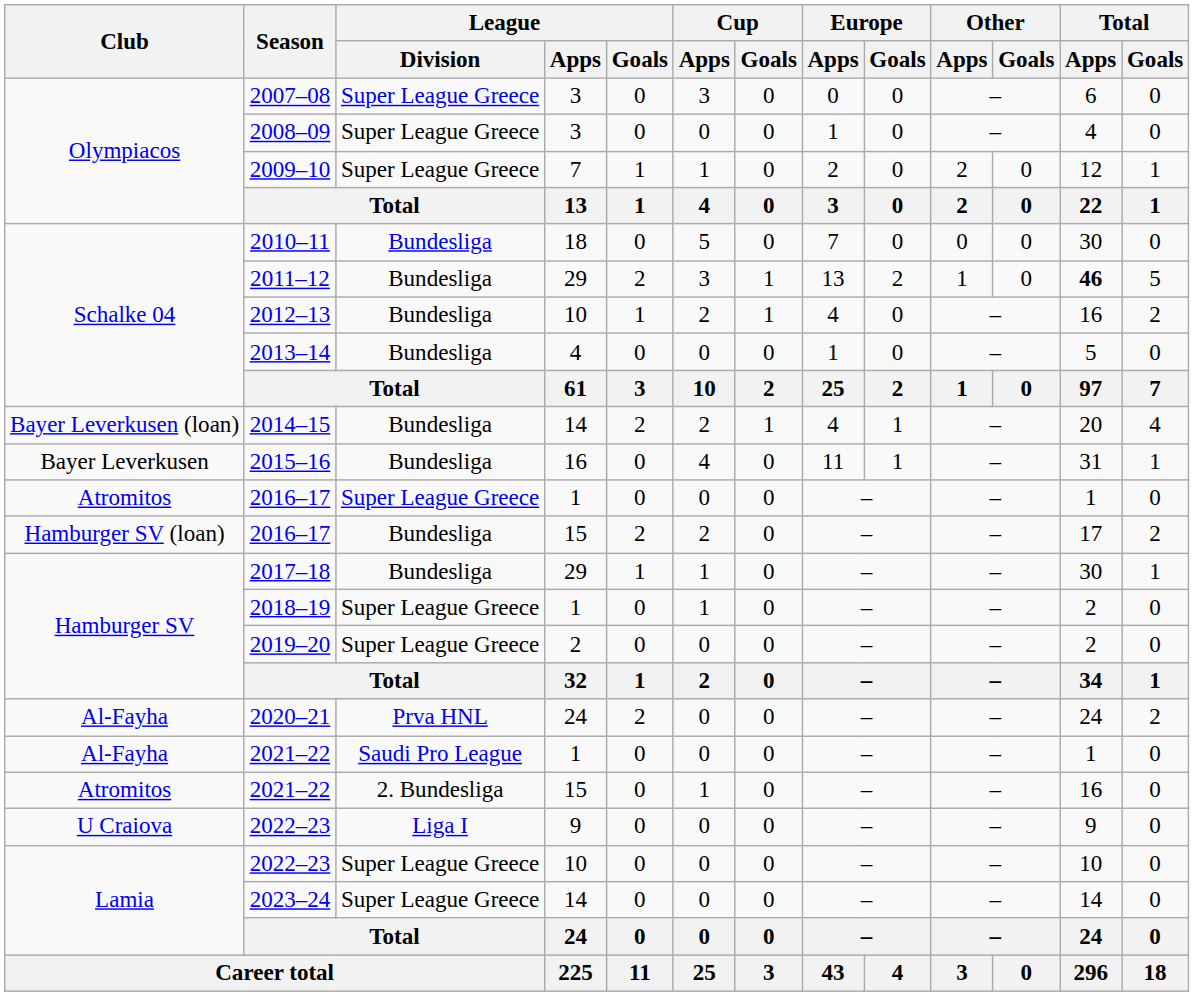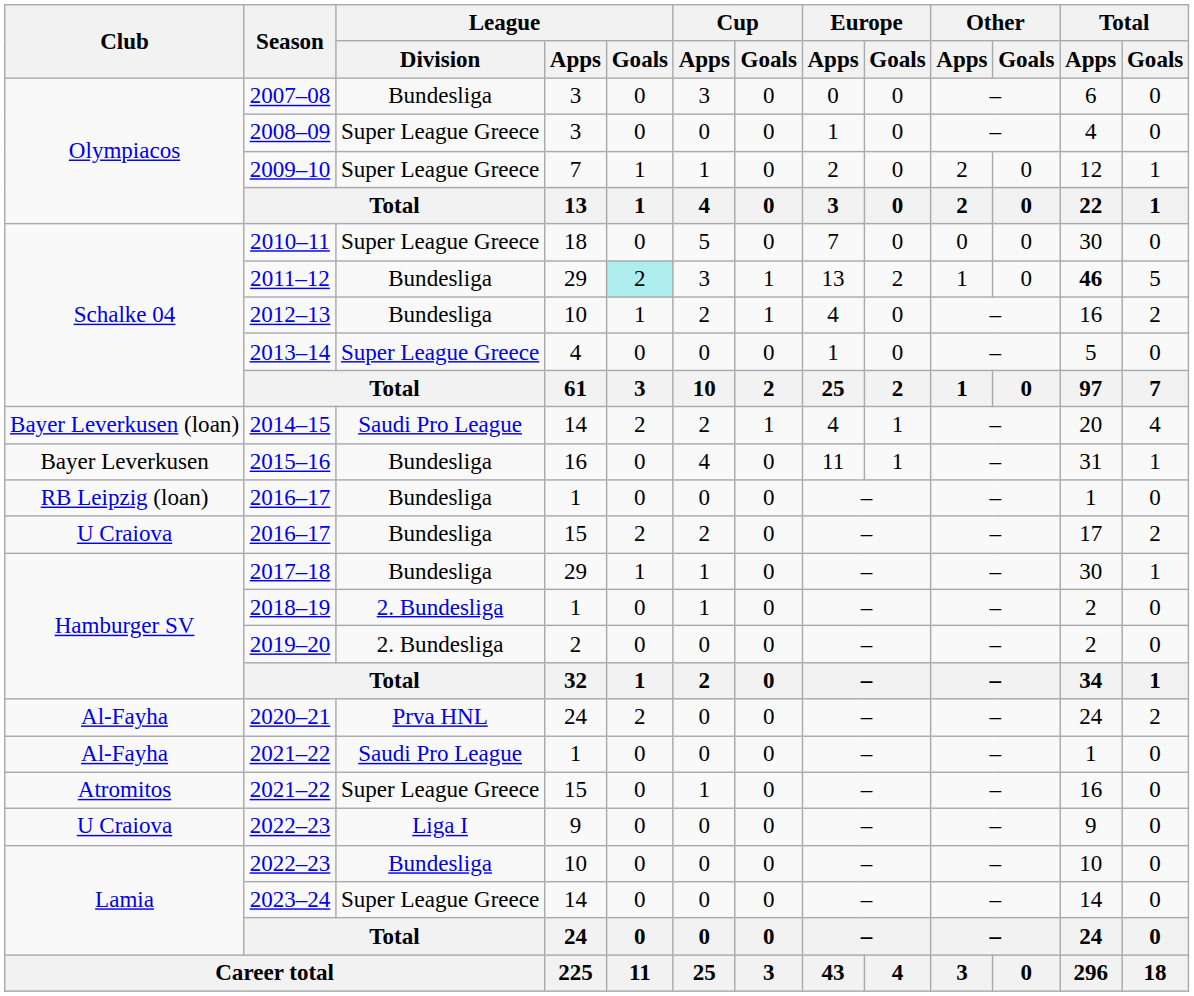(440, 95) Super League Greece -> (440, 95) Bundesliga
(440, 242) Bundesliga -> (440, 242) Super League Greece
(640, 278) no background -> (640, 278) paleturquoise background
(440, 351) Bundesliga -> (440, 351) Super League Greece
(440, 424) Bundesliga -> (440, 424) Saudi Pro League
(125, 497) Atromitos -> (125, 497) RB Leipzig (loan)
(440, 497) Super League Greece -> (440, 497) Bundesliga
(125, 534) Hamburger SV (loan) -> (125, 534) U Craiova
(440, 607) Super League Greece -> (440, 607) 2. Bundesliga
(440, 643) Super League Greece -> (440, 643) 2. Bundesliga
(440, 790) 2. Bundesliga -> (440, 790) Super League Greece
(440, 863) Super League Greece -> (440, 863) Bundesliga
